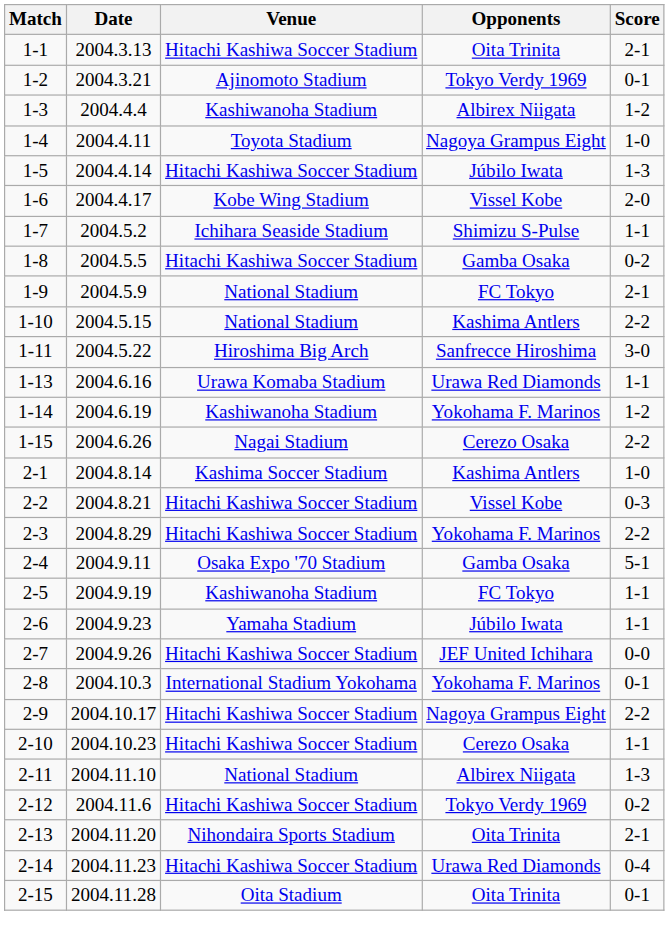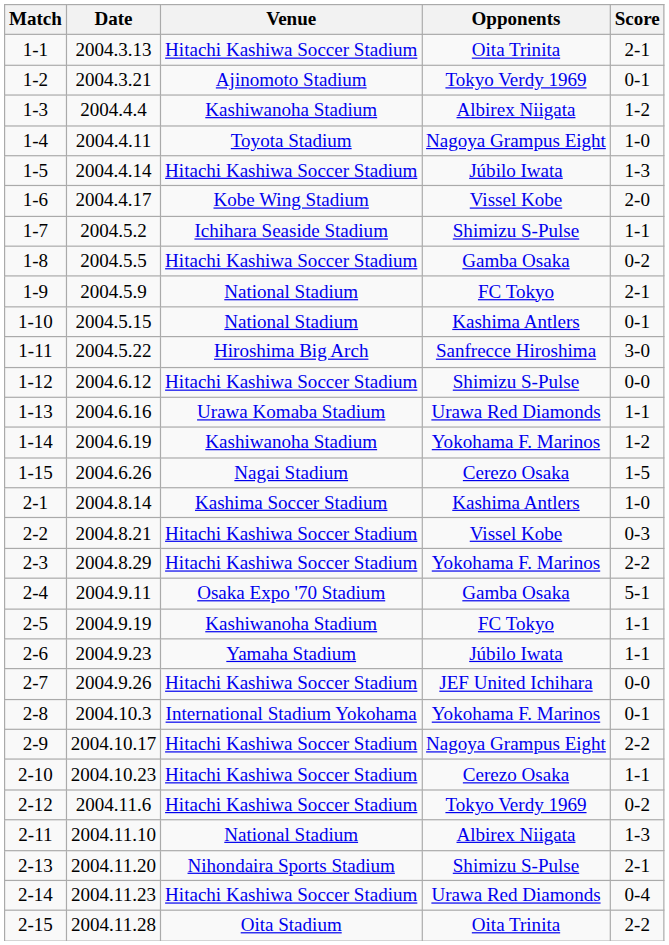(637, 321) 2-2 -> (637, 321) 0-1
+ row: (35, 381)
(637, 442) 2-2 -> (637, 472) 1-5
rows swapped: (35, 804) <-> (35, 774)
(516, 834) Oita Trinita -> (516, 865) Shimizu S-Pulse
(637, 895) 0-1 -> (637, 925) 2-2
